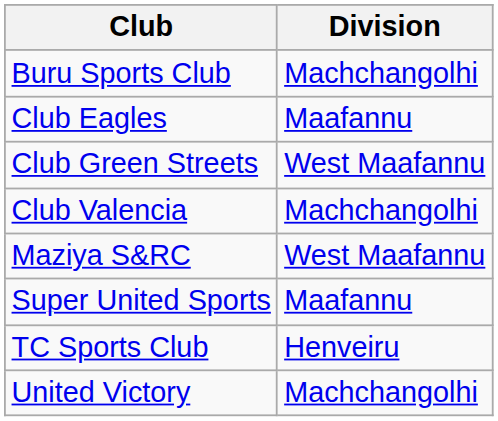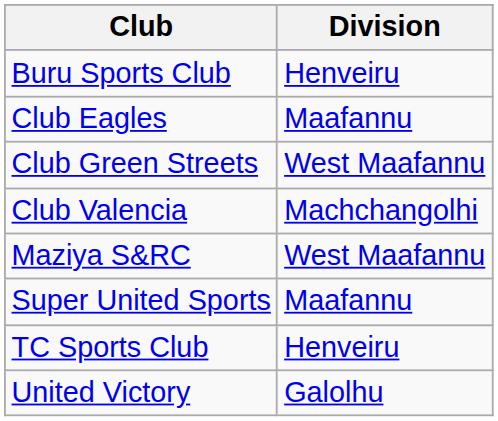(381, 73) Machchangolhi -> (342, 73) Henveiru
(381, 392) Machchangolhi -> (334, 392) Galolhu
